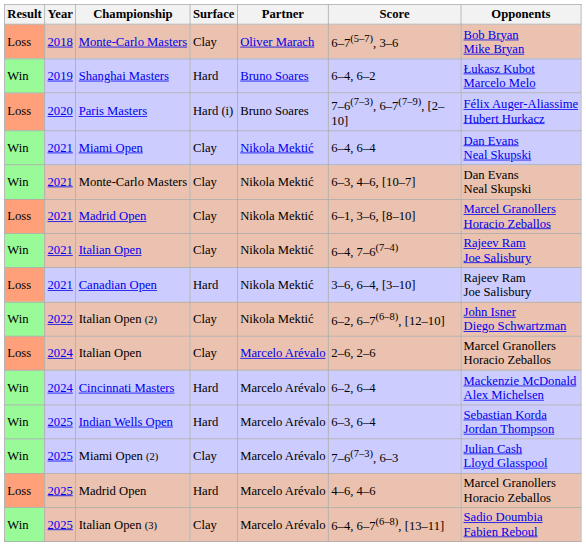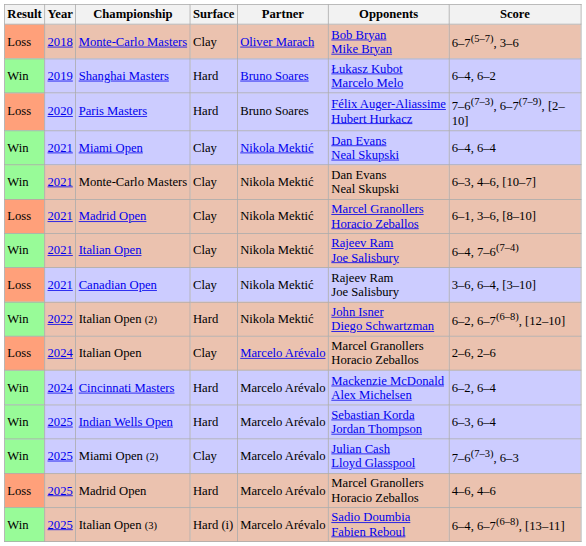columns swapped: (521, 14) <-> (395, 14)
(213, 111) Hard (i) -> (206, 111) Hard
(206, 284) Hard -> (205, 284) Clay
(205, 319) Clay -> (206, 319) Hard
(205, 524) Clay -> (213, 524) Hard (i)
